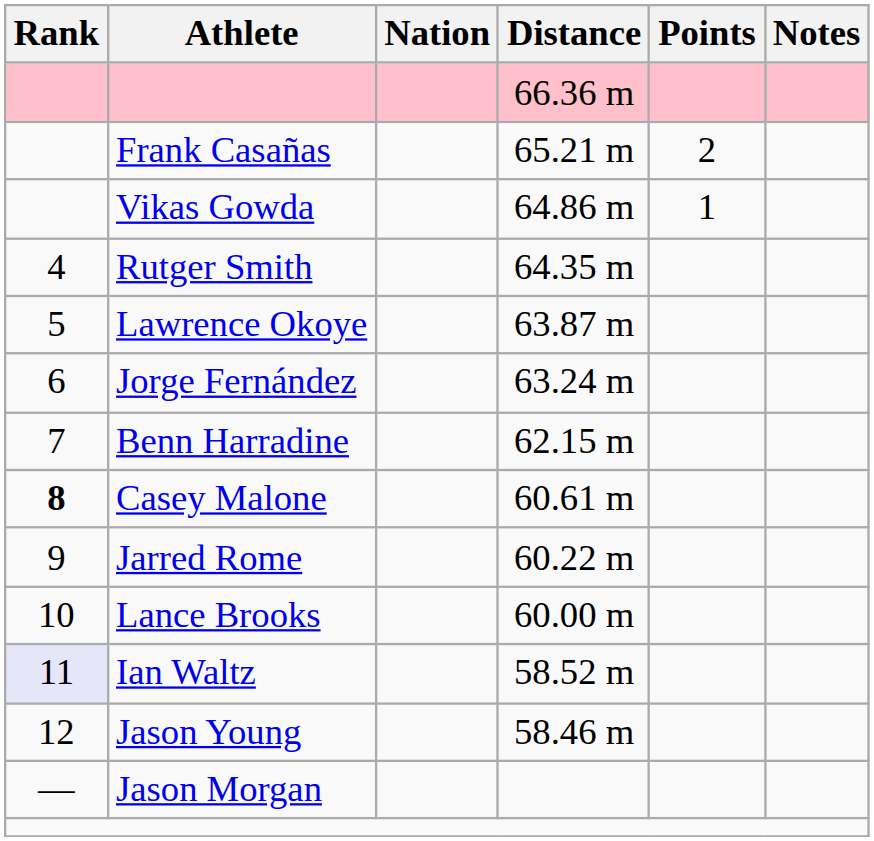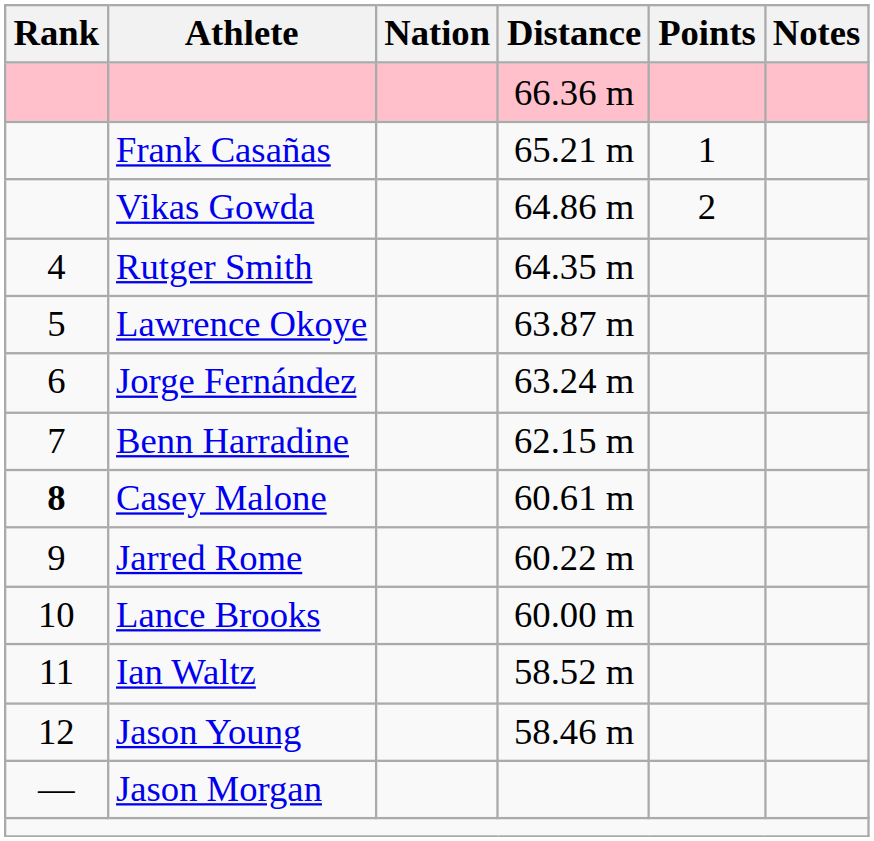(707, 149) 2 -> (707, 149) 1
(707, 207) 1 -> (707, 207) 2
(56, 672) lavender background -> (56, 672) no background
